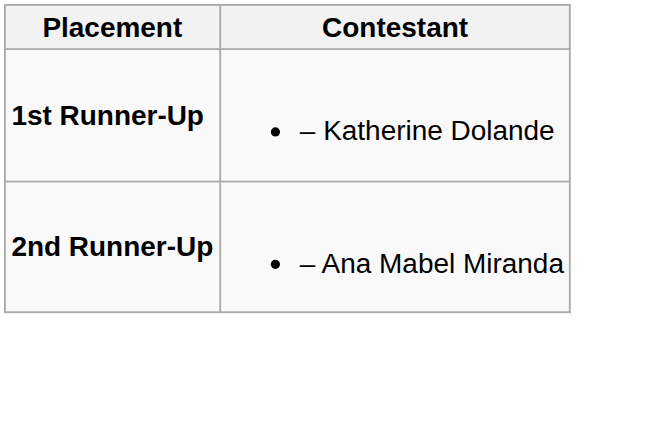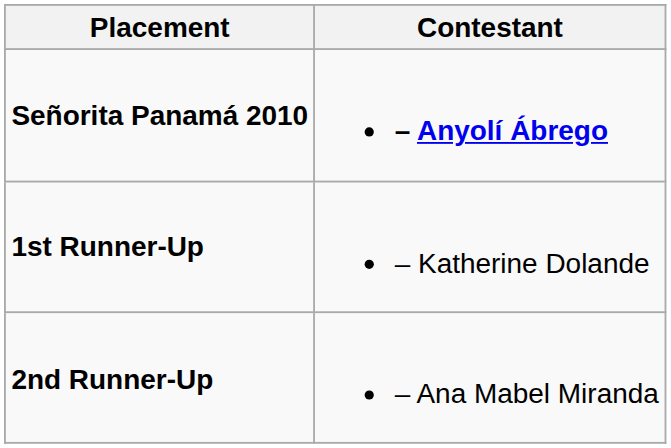+ row: (160, 115)
